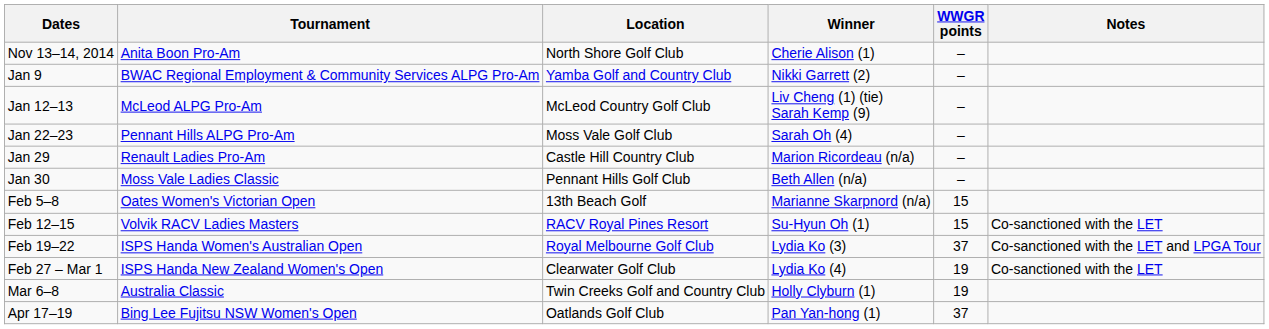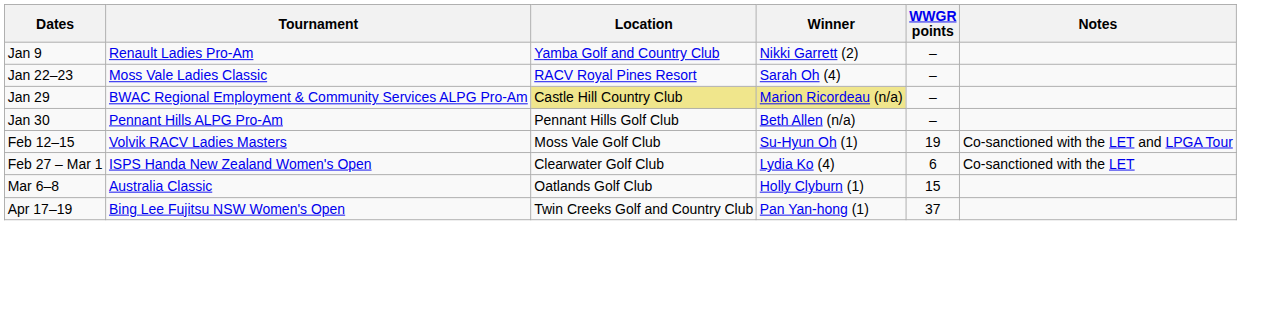- row: (61, 53)
(330, 76) BWAC Regional Employment & Community Services ALPG Pro-Am -> (181, 53) Renault Ladies Pro-Am
- row: (40, 106)
(208, 136) Pennant Hills ALPG Pro-Am -> (188, 76) Moss Vale Ladies Classic
(609, 136) Moss Vale Golf Club -> (615, 76) RACV Royal Pines Resort
(193, 158) Renault Ladies Pro-Am -> (318, 98) BWAC Regional Employment & Community Services ALPG Pro-Am
(620, 158) no background -> (608, 98) khaki background
(843, 158) no background -> (831, 98) khaki background
(200, 180) Moss Vale Ladies Classic -> (196, 120) Pennant Hills ALPG Pro-Am
- row: (33, 202)
(627, 224) RACV Royal Pines Resort -> (597, 142) Moss Vale Golf Club
(961, 224) 15 -> (933, 142) 19
(1077, 224) Co-sanctioned with the LET -> (1098, 142) Co-sanctioned with the LET and LPGA Tour
- row: (41, 246)
(961, 268) 19 -> (933, 164) 6
(655, 291) Twin Creeks Golf and Country Club -> (593, 186) Oatlands Golf Club
(961, 291) 19 -> (933, 186) 15
(605, 313) Oatlands Golf Club -> (644, 208) Twin Creeks Golf and Country Club
